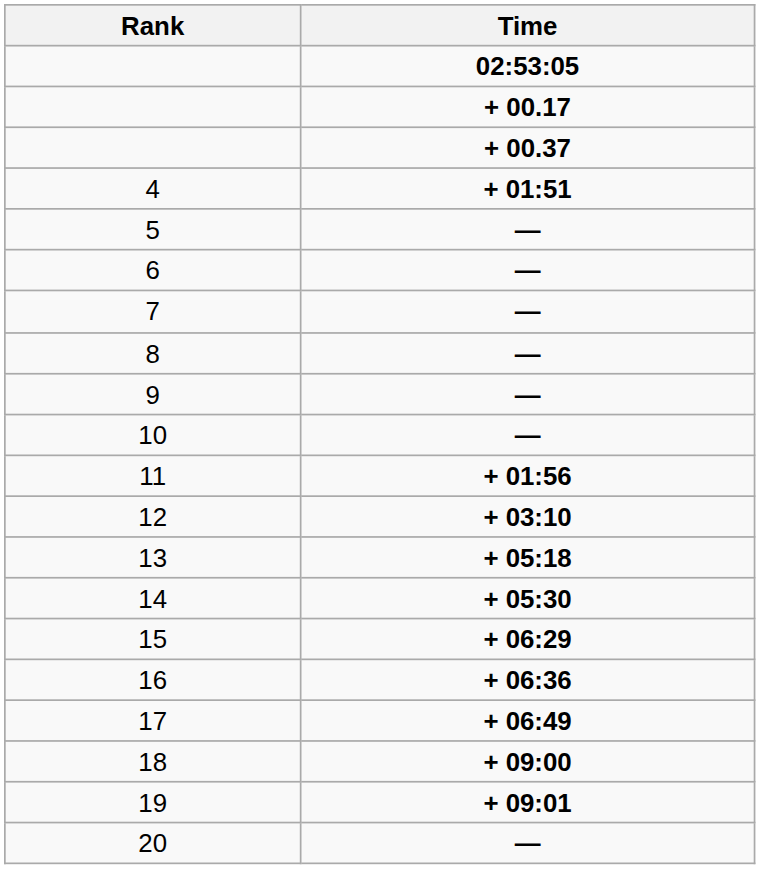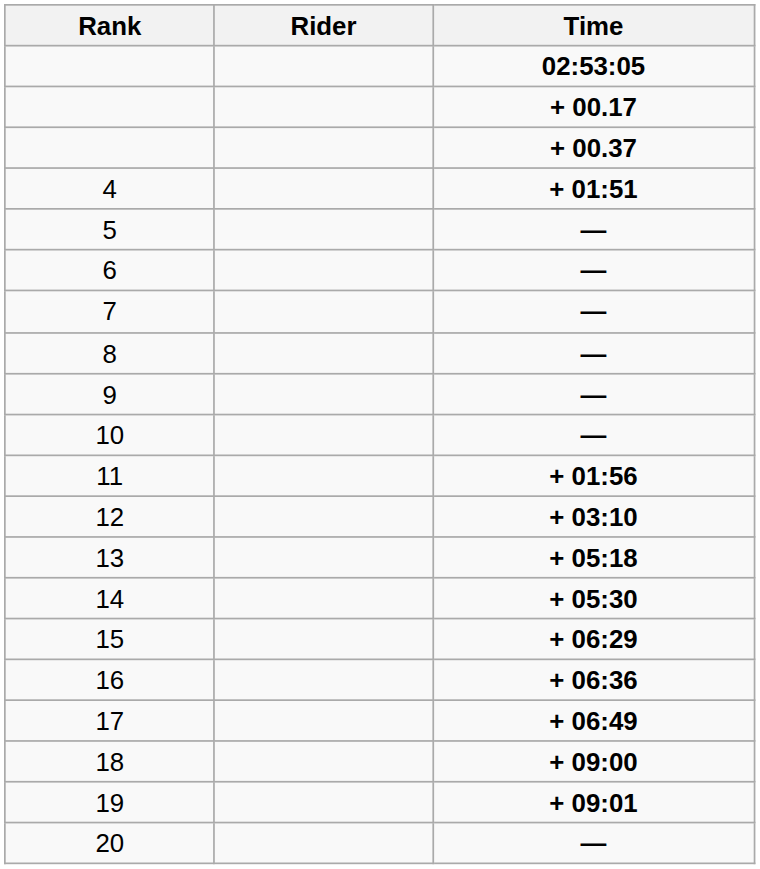+ column: (324, 25)
